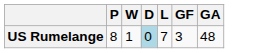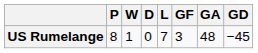+ column: (238, 15)
(148, 36) lightblue background -> (148, 36) no background
